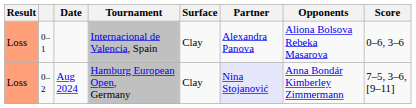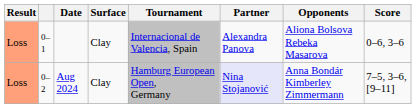columns swapped: (134, 13) <-> (200, 13)
